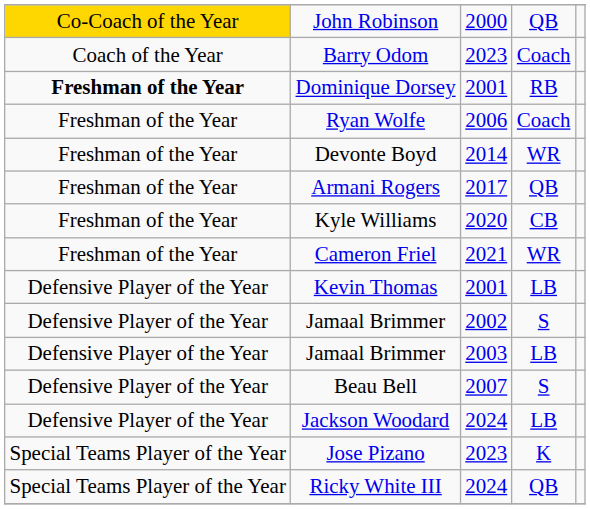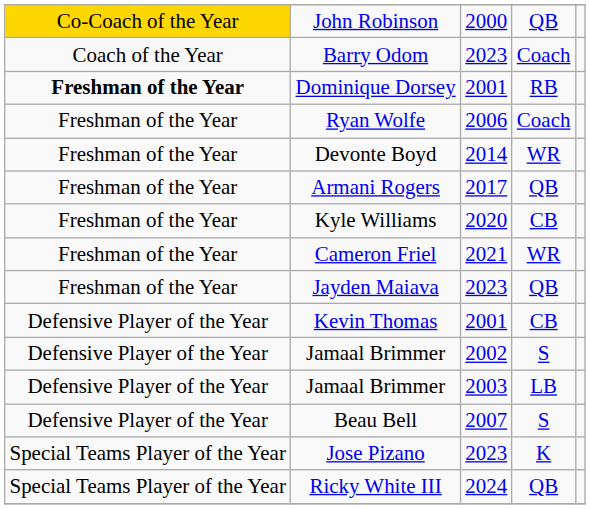+ row: (376, 287)
(544, 287) LB -> (544, 320) CB
- row: (376, 420)
